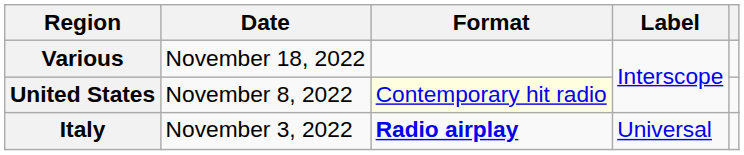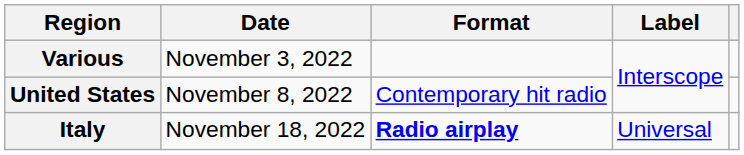(265, 58) November 18, 2022 -> (259, 58) November 3, 2022
(491, 94) lightyellow background -> (491, 94) no background
(259, 130) November 3, 2022 -> (265, 130) November 18, 2022
